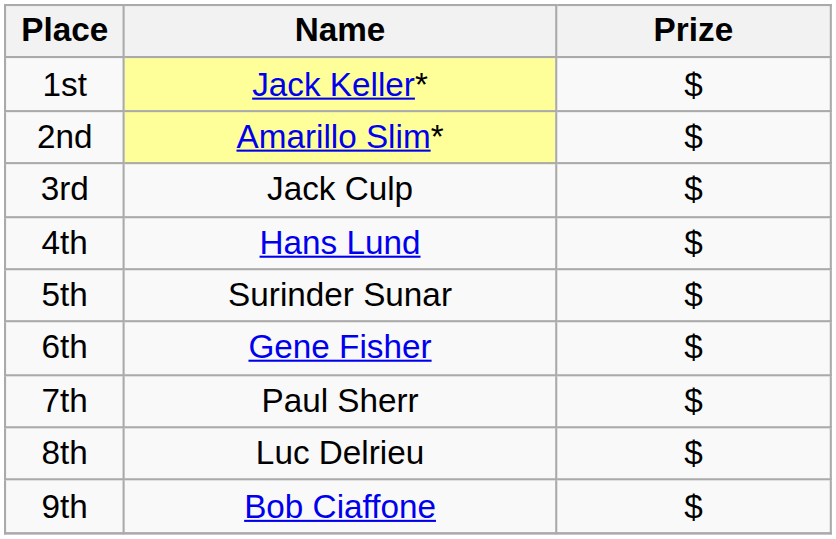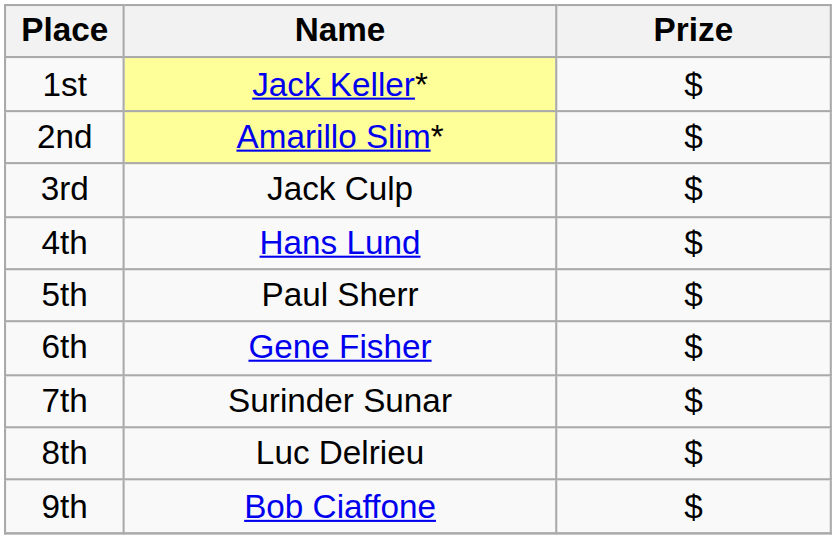(340, 294) Surinder Sunar -> (340, 294) Paul Sherr
(340, 400) Paul Sherr -> (340, 400) Surinder Sunar
